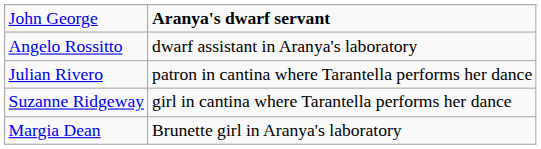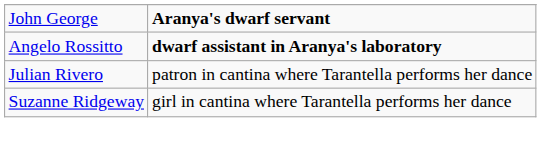(285, 46) normal -> (297, 46) bold
- row: (55, 130)
